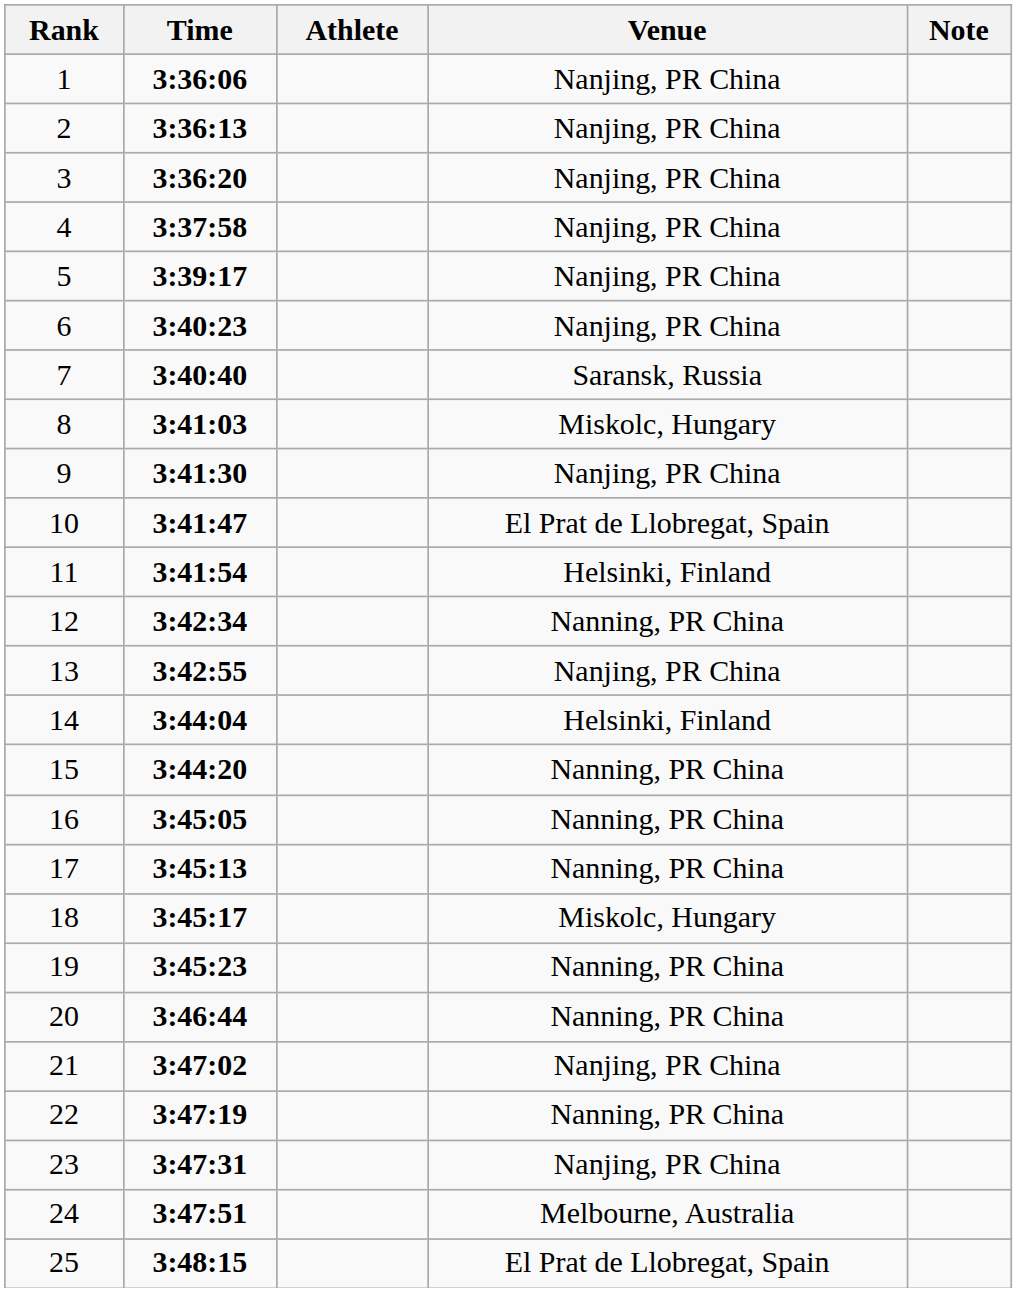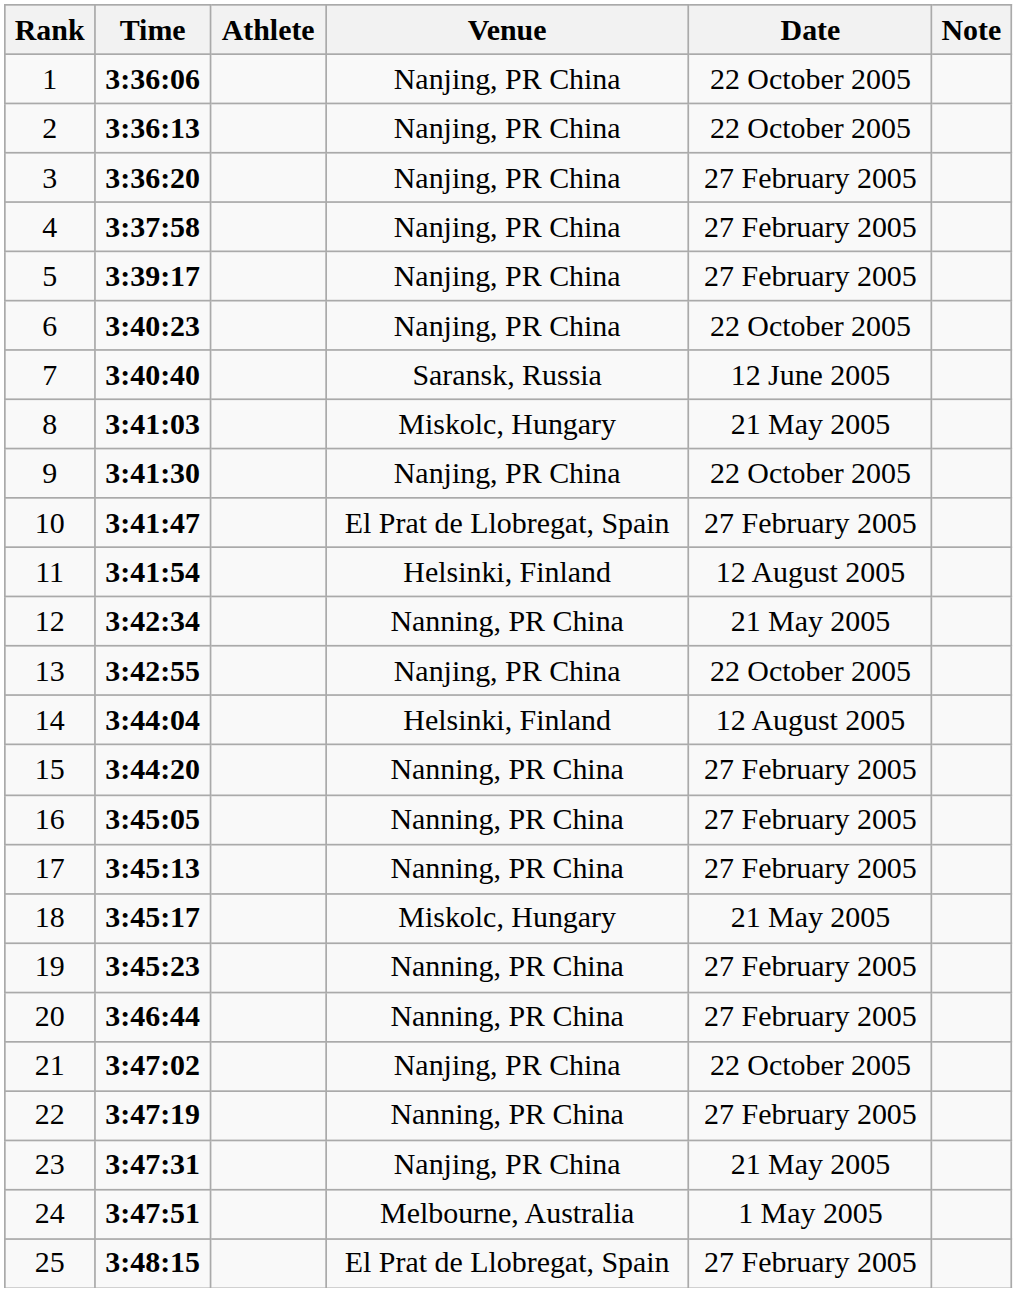+ column: (810, 28)
